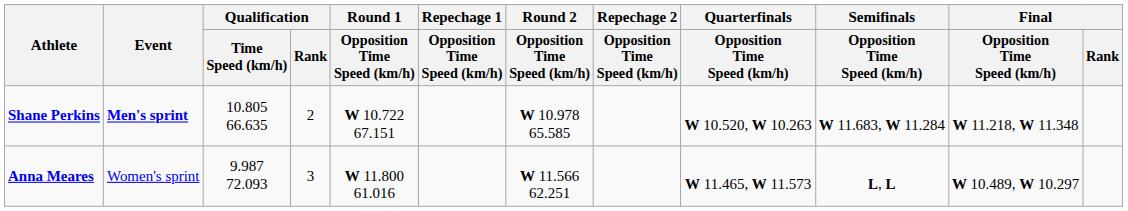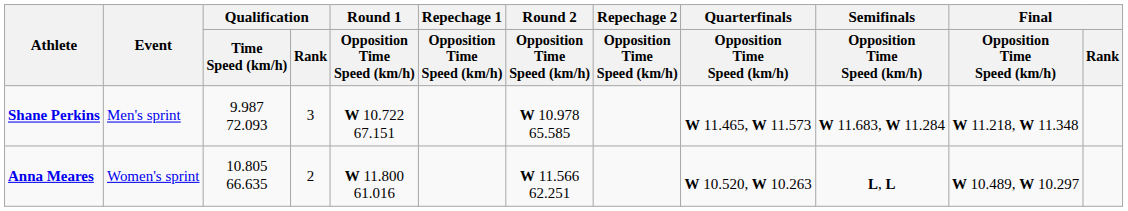(148, 116) bold -> (144, 116) normal
(247, 116) 10.805 66.635 -> (247, 116) 9.987 72.093
(311, 116) 2 -> (311, 116) 3
(748, 125) W 10.520, W 10.263 -> (748, 125) W 11.465, W 11.573
(247, 176) 9.987 72.093 -> (247, 176) 10.805 66.635
(311, 176) 3 -> (311, 176) 2
(748, 185) W 11.465, W 11.573 -> (748, 185) W 10.520, W 10.263
